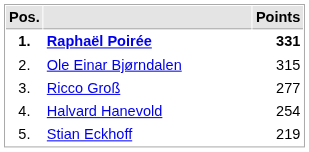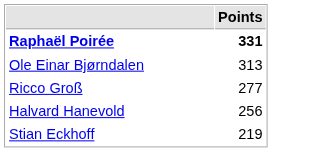- column: (24, 17)
(288, 65) 315 -> (250, 65) 313
(288, 111) 254 -> (250, 111) 256
